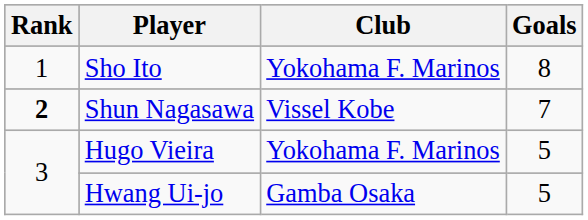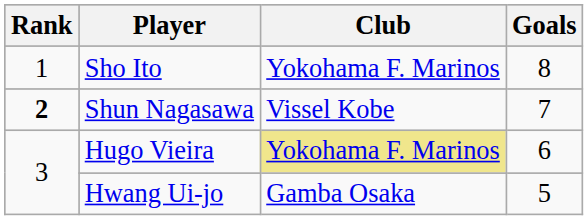(383, 151) no background -> (383, 151) khaki background
(544, 151) 5 -> (544, 151) 6
